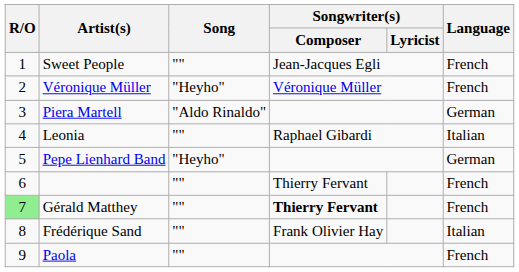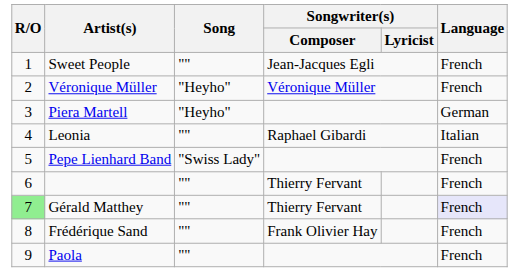(219, 111) "Aldo Rinaldo" -> (204, 111) "Heyho"
(199, 159) "Heyho" -> (219, 159) "Swiss Lady"
(471, 159) German -> (462, 159) French
(325, 207) bold -> (315, 207) normal
(467, 207) no background -> (462, 207) lavender background
(466, 231) Italian -> (462, 231) French
